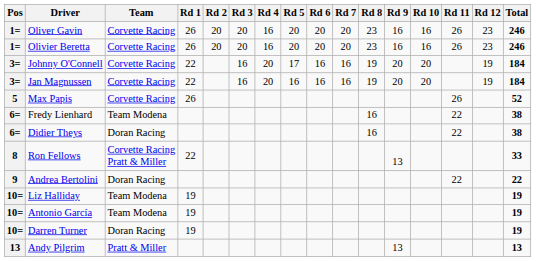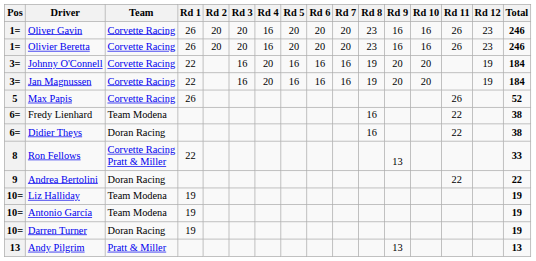(294, 64) 17 -> (294, 64) 16
